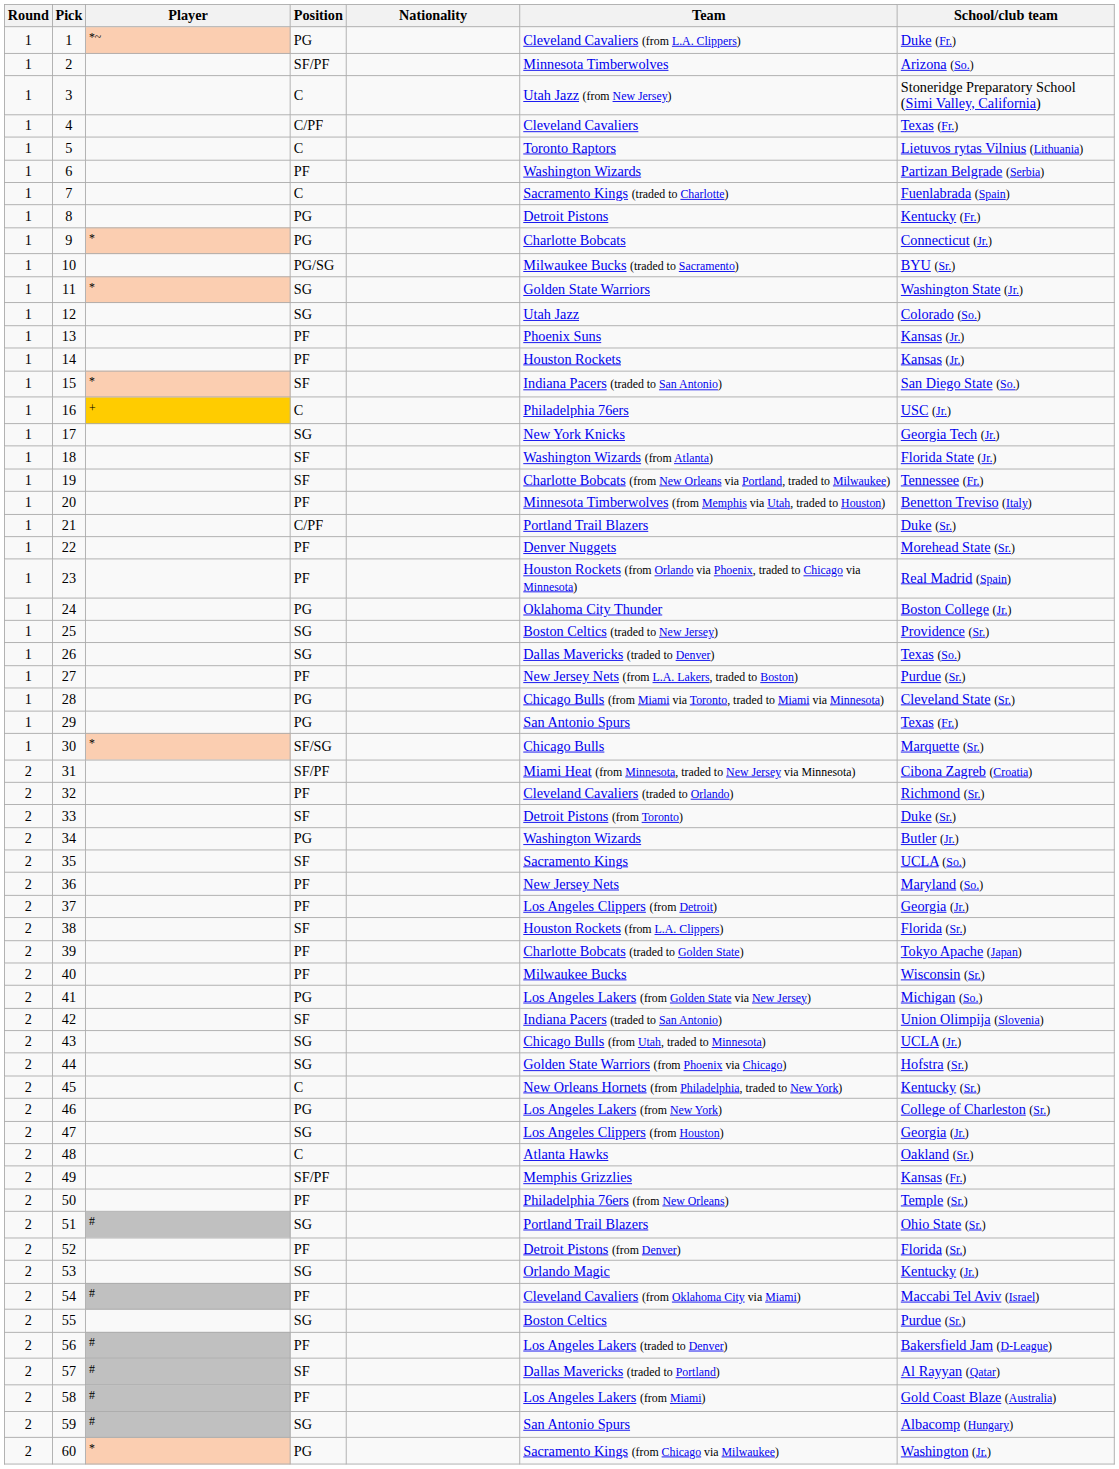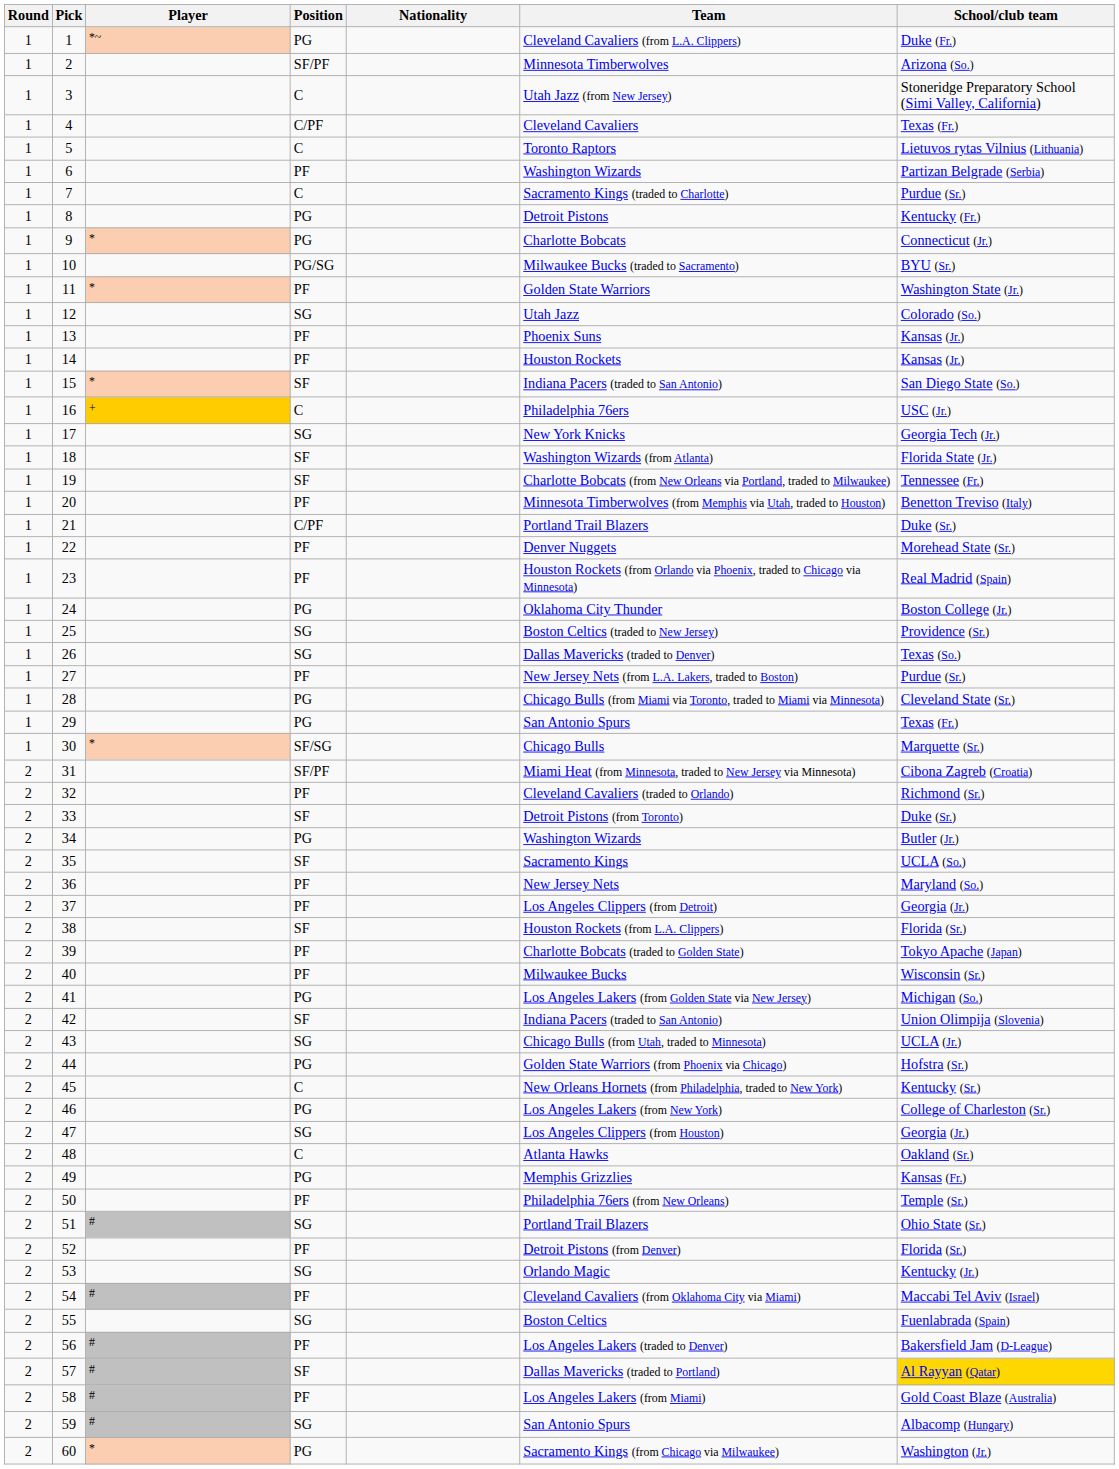(955, 193) Fuenlabrada (Spain) -> (933, 193) Purdue (Sr.)
(303, 289) SG -> (302, 289) PF
(303, 1064) SG -> (303, 1064) PG
(312, 1177) SF/PF -> (303, 1177) PG
(933, 1320) Purdue (Sr.) -> (955, 1320) Fuenlabrada (Spain)
(950, 1371) no background -> (950, 1371) gold background
